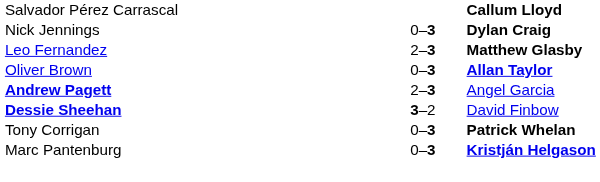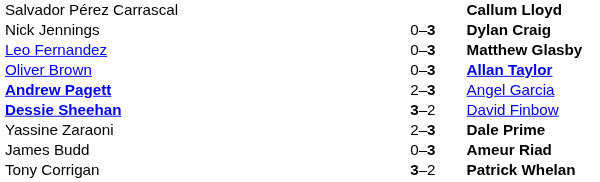(423, 50) 2–3 -> (423, 50) 0–3
+ row: (59, 130)
+ row: (47, 149)
(423, 130) 0–3 -> (423, 169) 3–2
- row: (63, 149)
